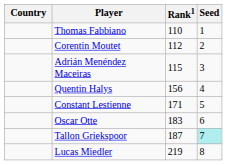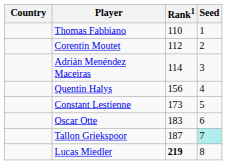(175, 67) 115 -> (175, 67) 114
(175, 104) 171 -> (175, 104) 173
(175, 152) normal -> (175, 152) bold
